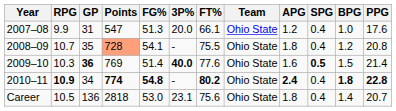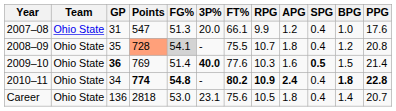columns swapped: (252, 13) <-> (65, 13)
(153, 47) no background -> (180, 47) lightgrey background
